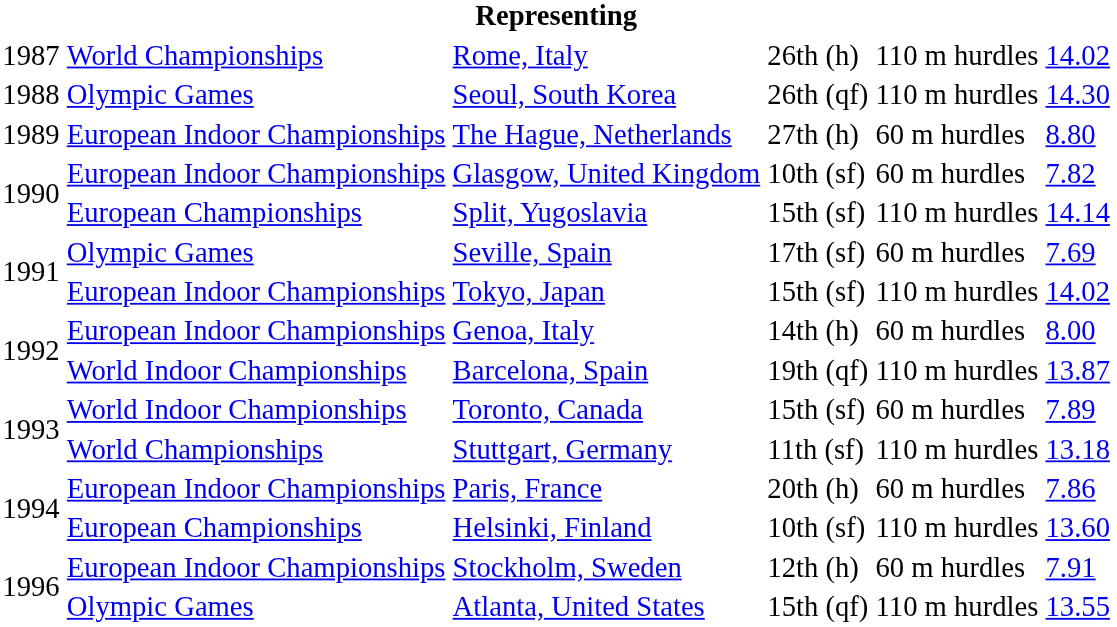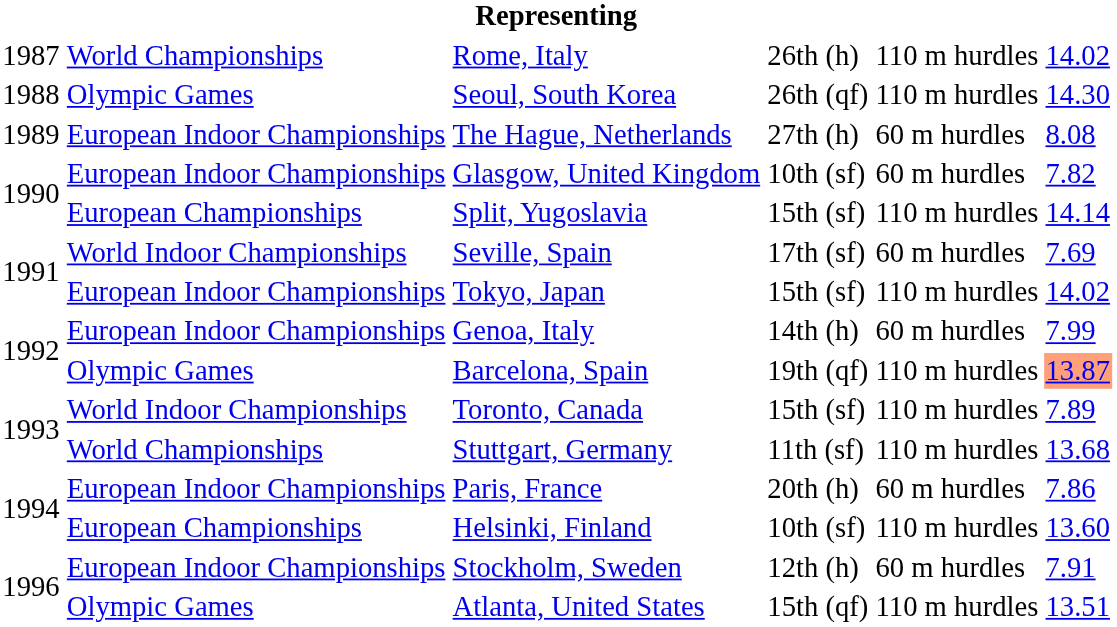(1071, 134) 8.80 -> (1071, 134) 8.08
(160, 252) Olympic Games -> (237, 252) World Indoor Championships
(1071, 331) 8.00 -> (1071, 331) 7.99
(237, 370) World Indoor Championships -> (160, 370) Olympic Games
(1078, 370) no background -> (1078, 370) lightsalmon background
(950, 409) 60 m hurdles -> (957, 409) 110 m hurdles
(1078, 449) 13.18 -> (1078, 449) 13.68
(1078, 606) 13.55 -> (1078, 606) 13.51
